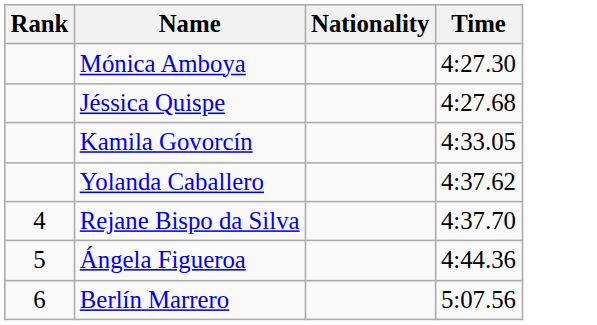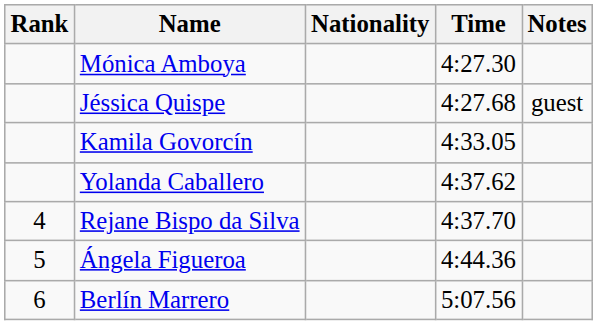+ column: (557, 24)
